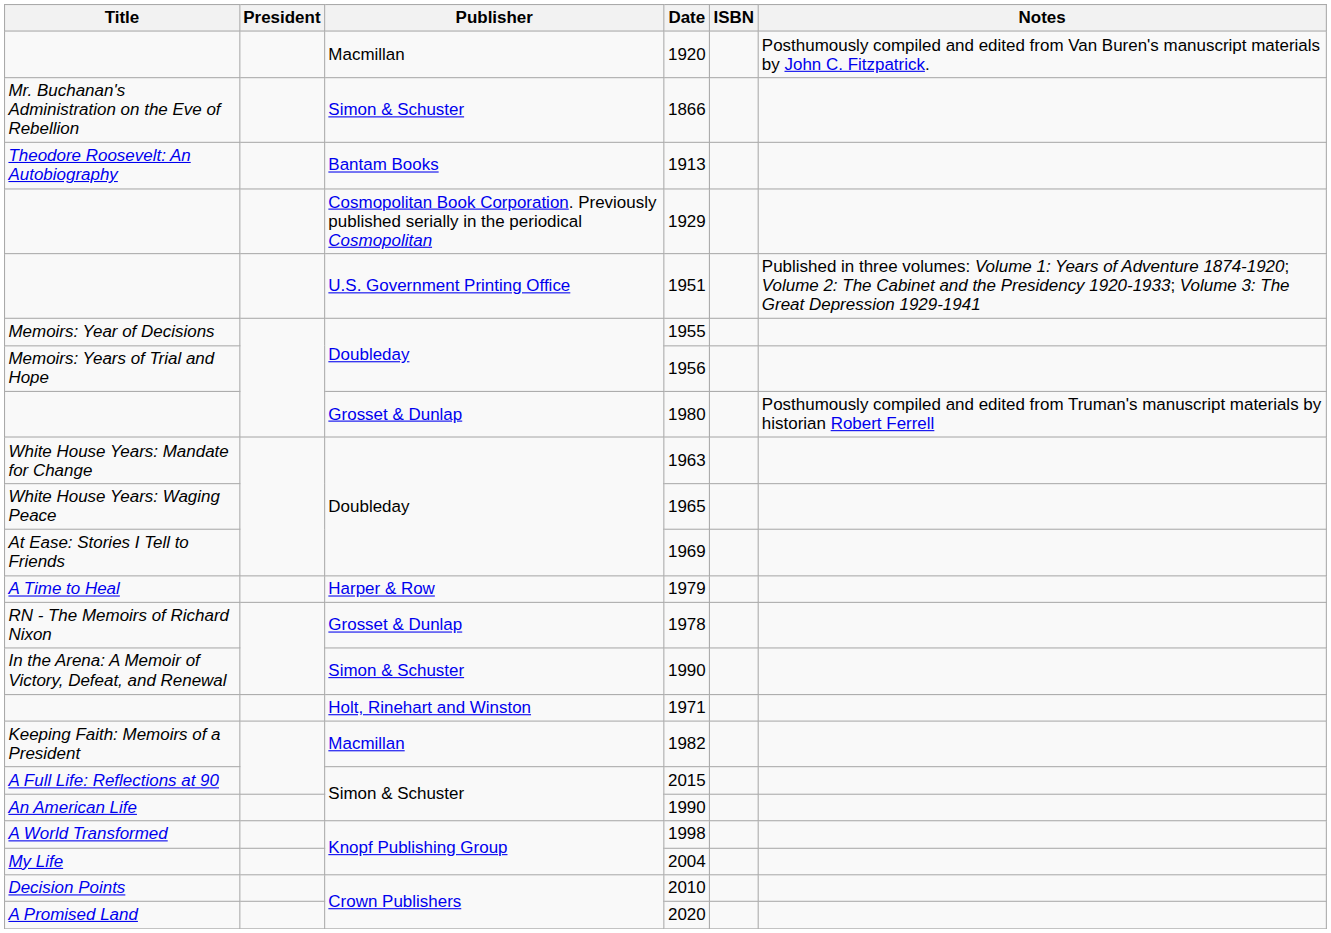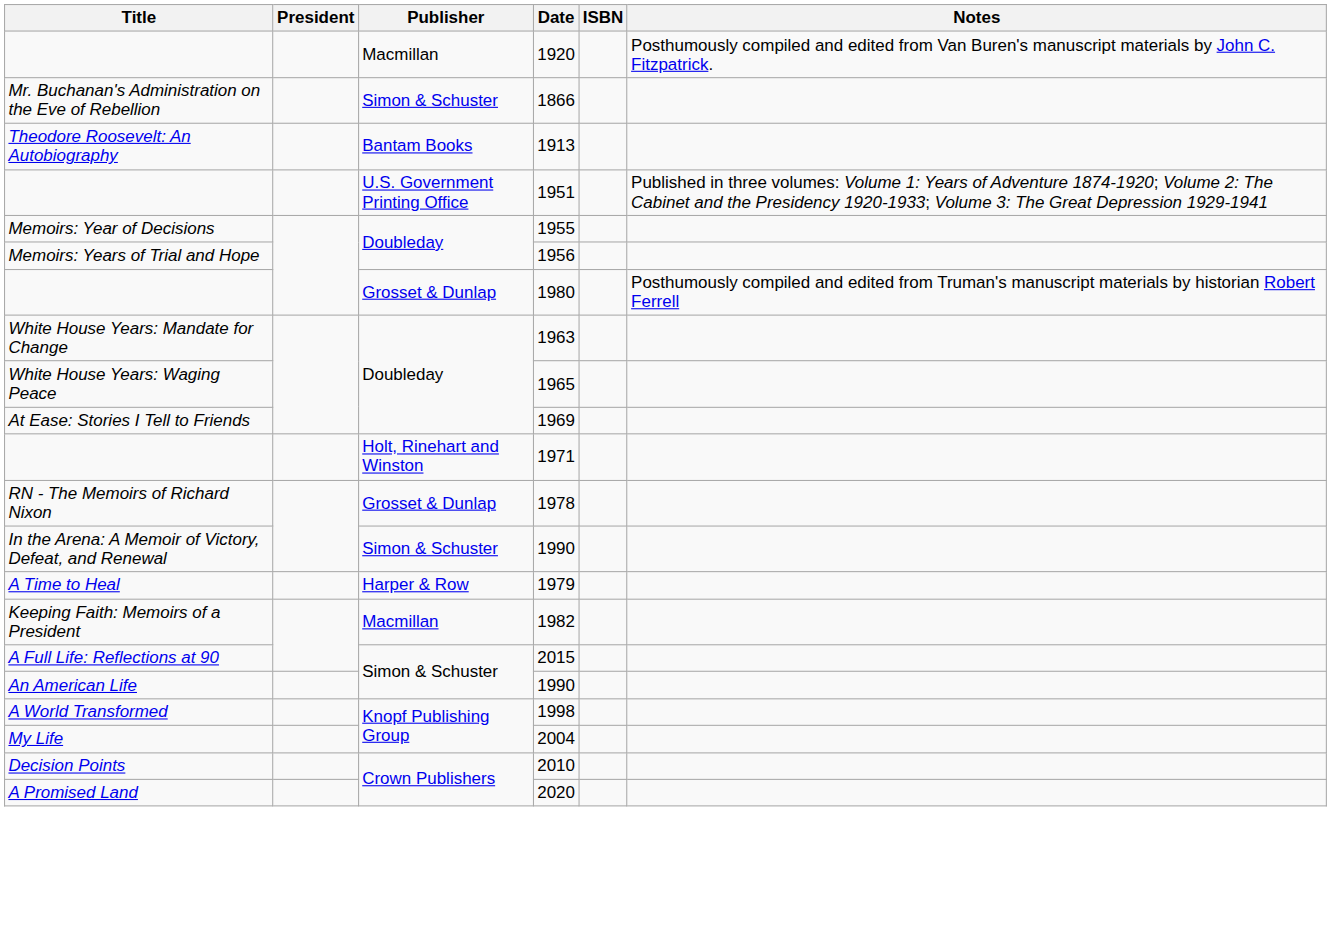- row: (122, 221)
rows swapped: (122, 708) <-> (64, 588)
